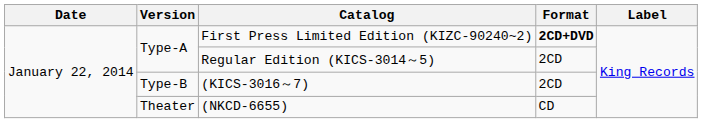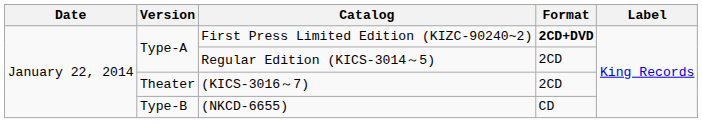(164, 84) Type-B -> (168, 84) Theater
(168, 107) Theater -> (164, 107) Type-B
